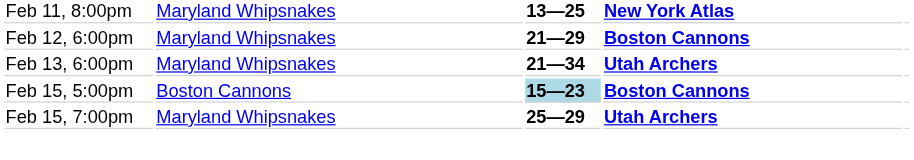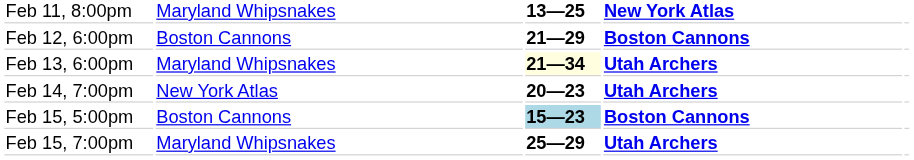(246, 37) Maryland Whipsnakes -> (224, 37) Boston Cannons
(556, 64) no background -> (556, 64) lightyellow background
+ row: (69, 90)
